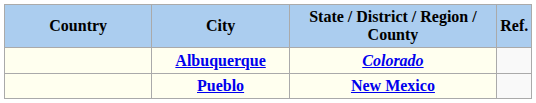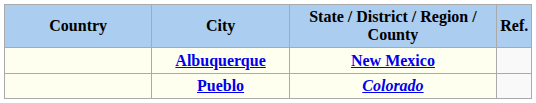(393, 60) Colorado -> (393, 60) New Mexico
(393, 85) New Mexico -> (393, 85) Colorado
